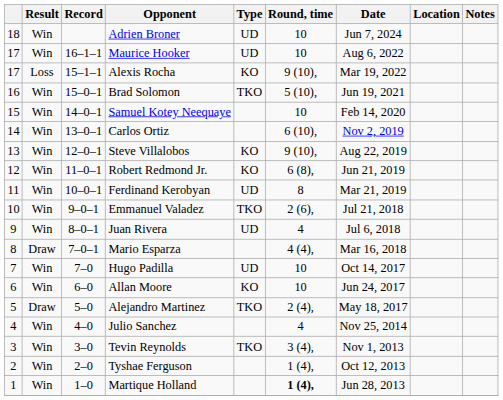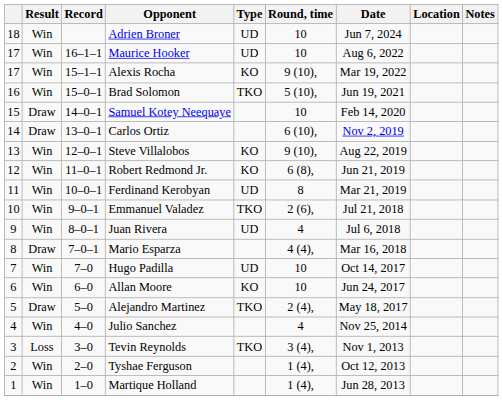(42, 72) Loss -> (42, 72) Win
(42, 111) Win -> (42, 111) Draw
(42, 131) Win -> (42, 131) Draw
(42, 346) Win -> (42, 346) Loss
(301, 385) bold -> (301, 385) normal
